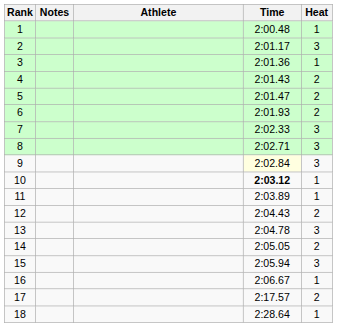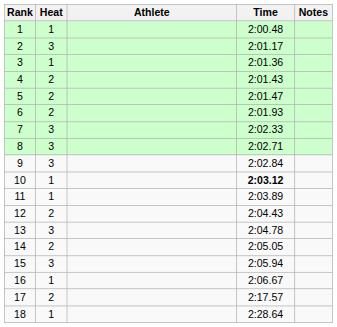columns swapped: (317, 12) <-> (55, 12)
(272, 163) lightyellow background -> (266, 163) no background
